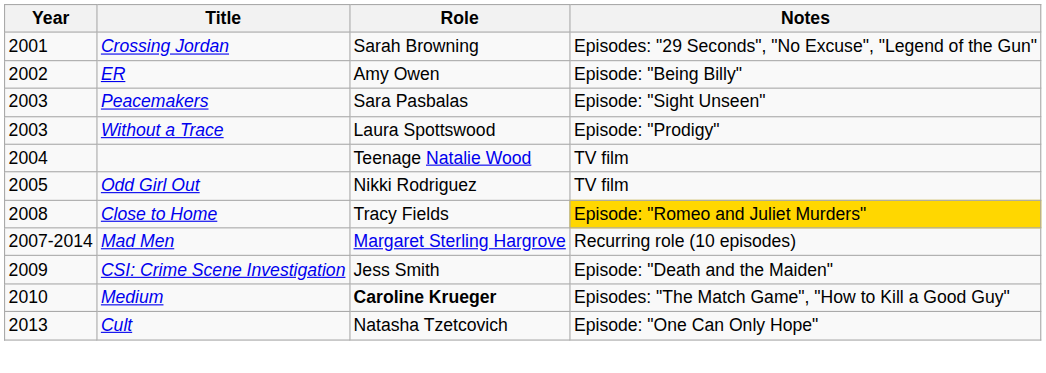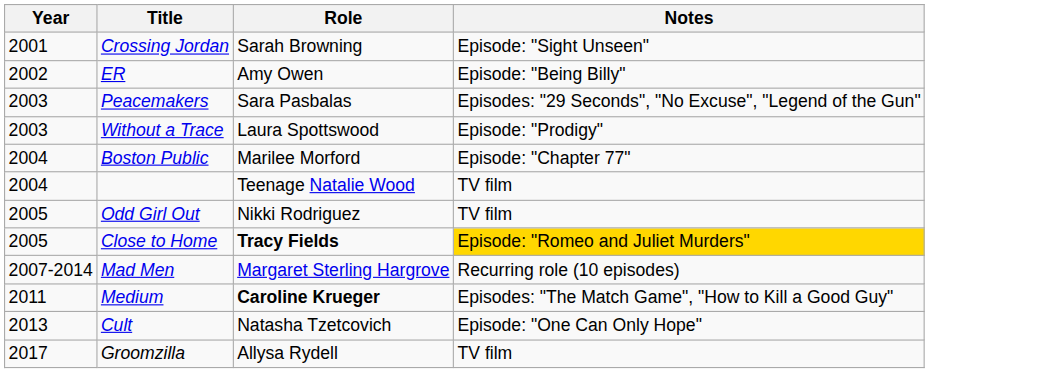(805, 46) Episodes: "29 Seconds", "No Excuse", "Legend of the Gun" -> (553, 46) Episode: "Sight Unseen"
(670, 102) Episode: "Sight Unseen" -> (689, 102) Episodes: "29 Seconds", "No Excuse", "Legend of the Gun"
+ row: (155, 158)
(28, 213) 2008 -> (28, 241) 2005
(401, 213) normal -> (288, 241) bold
- row: (223, 269)
(28, 297) 2010 -> (28, 297) 2011
+ row: (143, 353)
